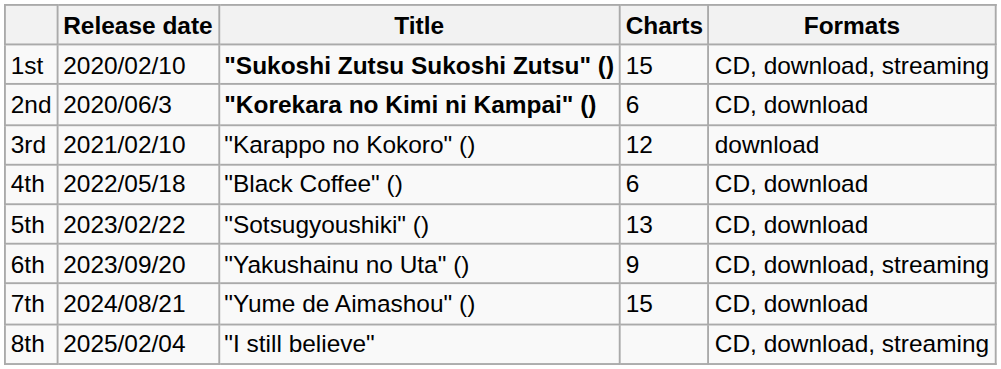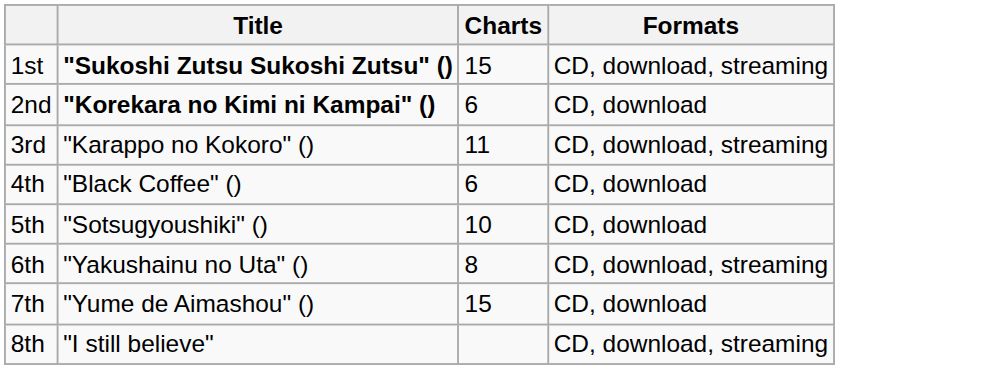- column: (138, 25)
(639, 144) 12 -> (477, 144) 11
(767, 144) download -> (691, 144) CD, download, streaming
(639, 224) 13 -> (478, 224) 10
(632, 264) 9 -> (471, 264) 8
